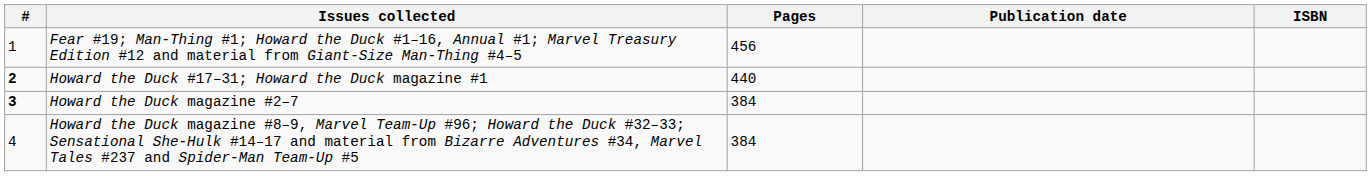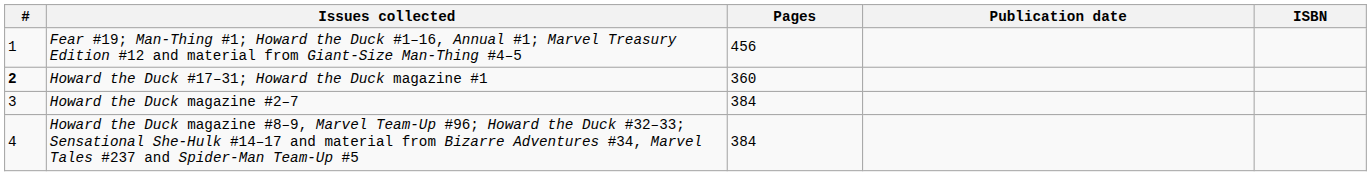(743, 79) 440 -> (743, 79) 360
(12, 103) bold -> (12, 103) normal
